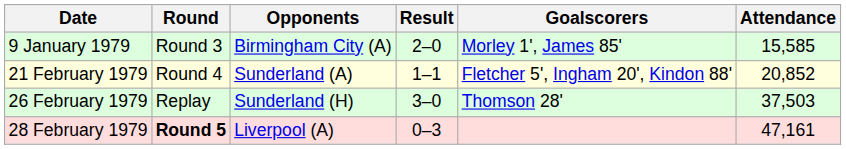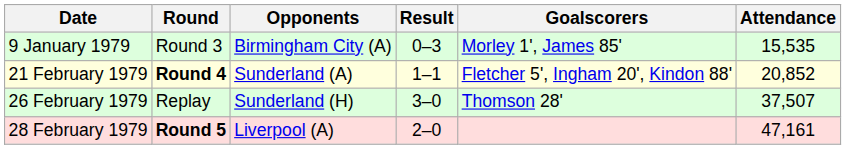(427, 46) 2–0 -> (427, 46) 0–3
(788, 46) 15,585 -> (788, 46) 15,535
(189, 74) normal -> (191, 74) bold
(788, 102) 37,503 -> (788, 102) 37,507
(427, 130) 0–3 -> (427, 130) 2–0
